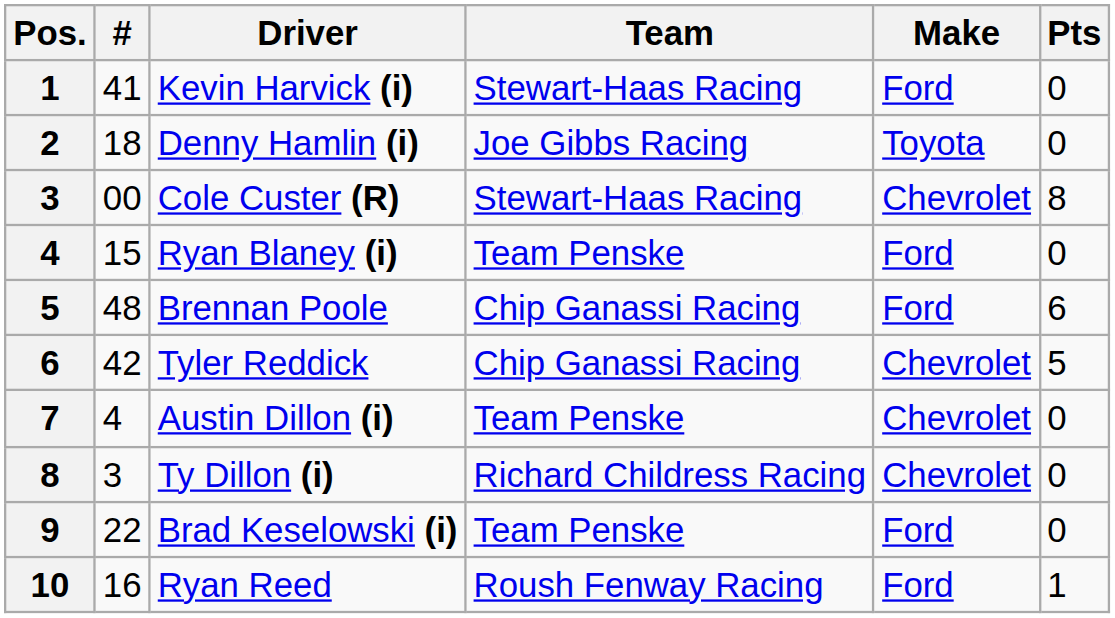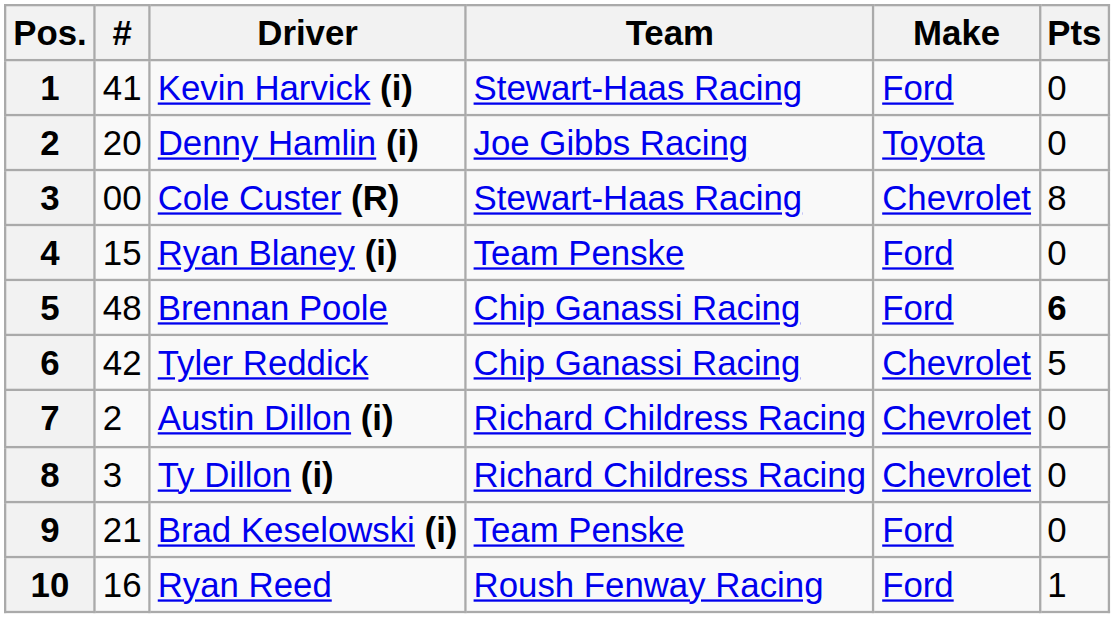(122, 143) 18 -> (122, 143) 20
(1057, 308) normal -> (1057, 308) bold
(113, 419) 4 -> (113, 419) 2
(579, 419) Team Penske -> (670, 419) Richard Childress Racing
(122, 529) 22 -> (122, 529) 21
